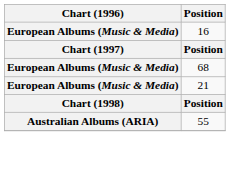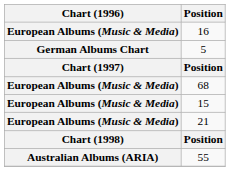+ row: (203, 49)
+ row: (203, 103)
